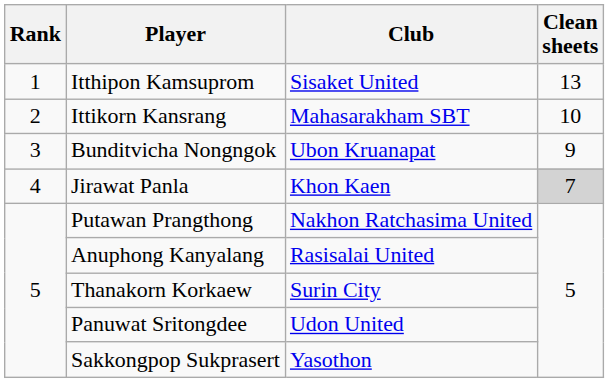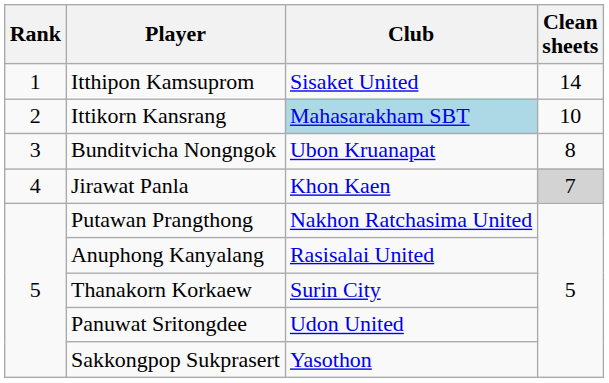(570, 81) 13 -> (570, 81) 14
(380, 116) no background -> (380, 116) lightblue background
(570, 150) 9 -> (570, 150) 8
